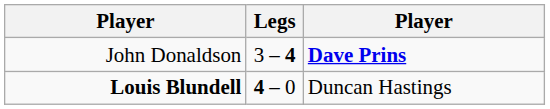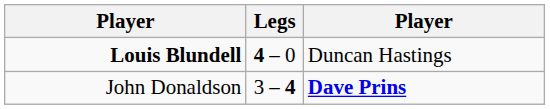rows swapped: (174, 54) <-> (176, 87)
